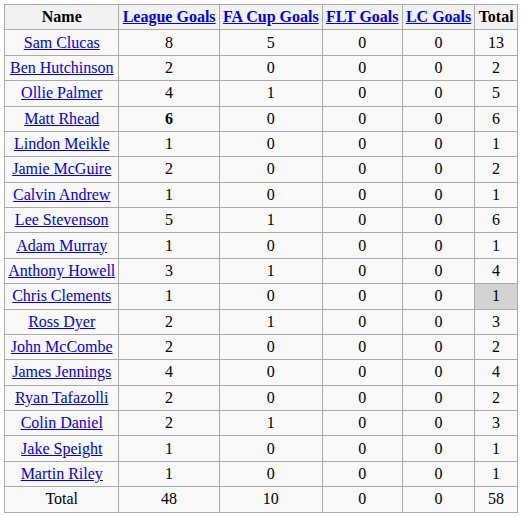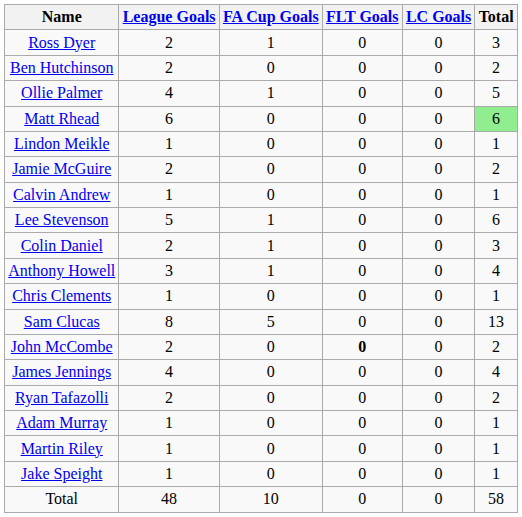rows swapped: (62, 42) <-> (62, 321)
(169, 118) bold -> (169, 118) normal
(496, 118) no background -> (496, 118) lightgreen background
rows swapped: (62, 423) <-> (62, 245)
(496, 296) lightgrey background -> (496, 296) no background
(362, 347) normal -> (362, 347) bold
rows swapped: (62, 473) <-> (62, 448)
